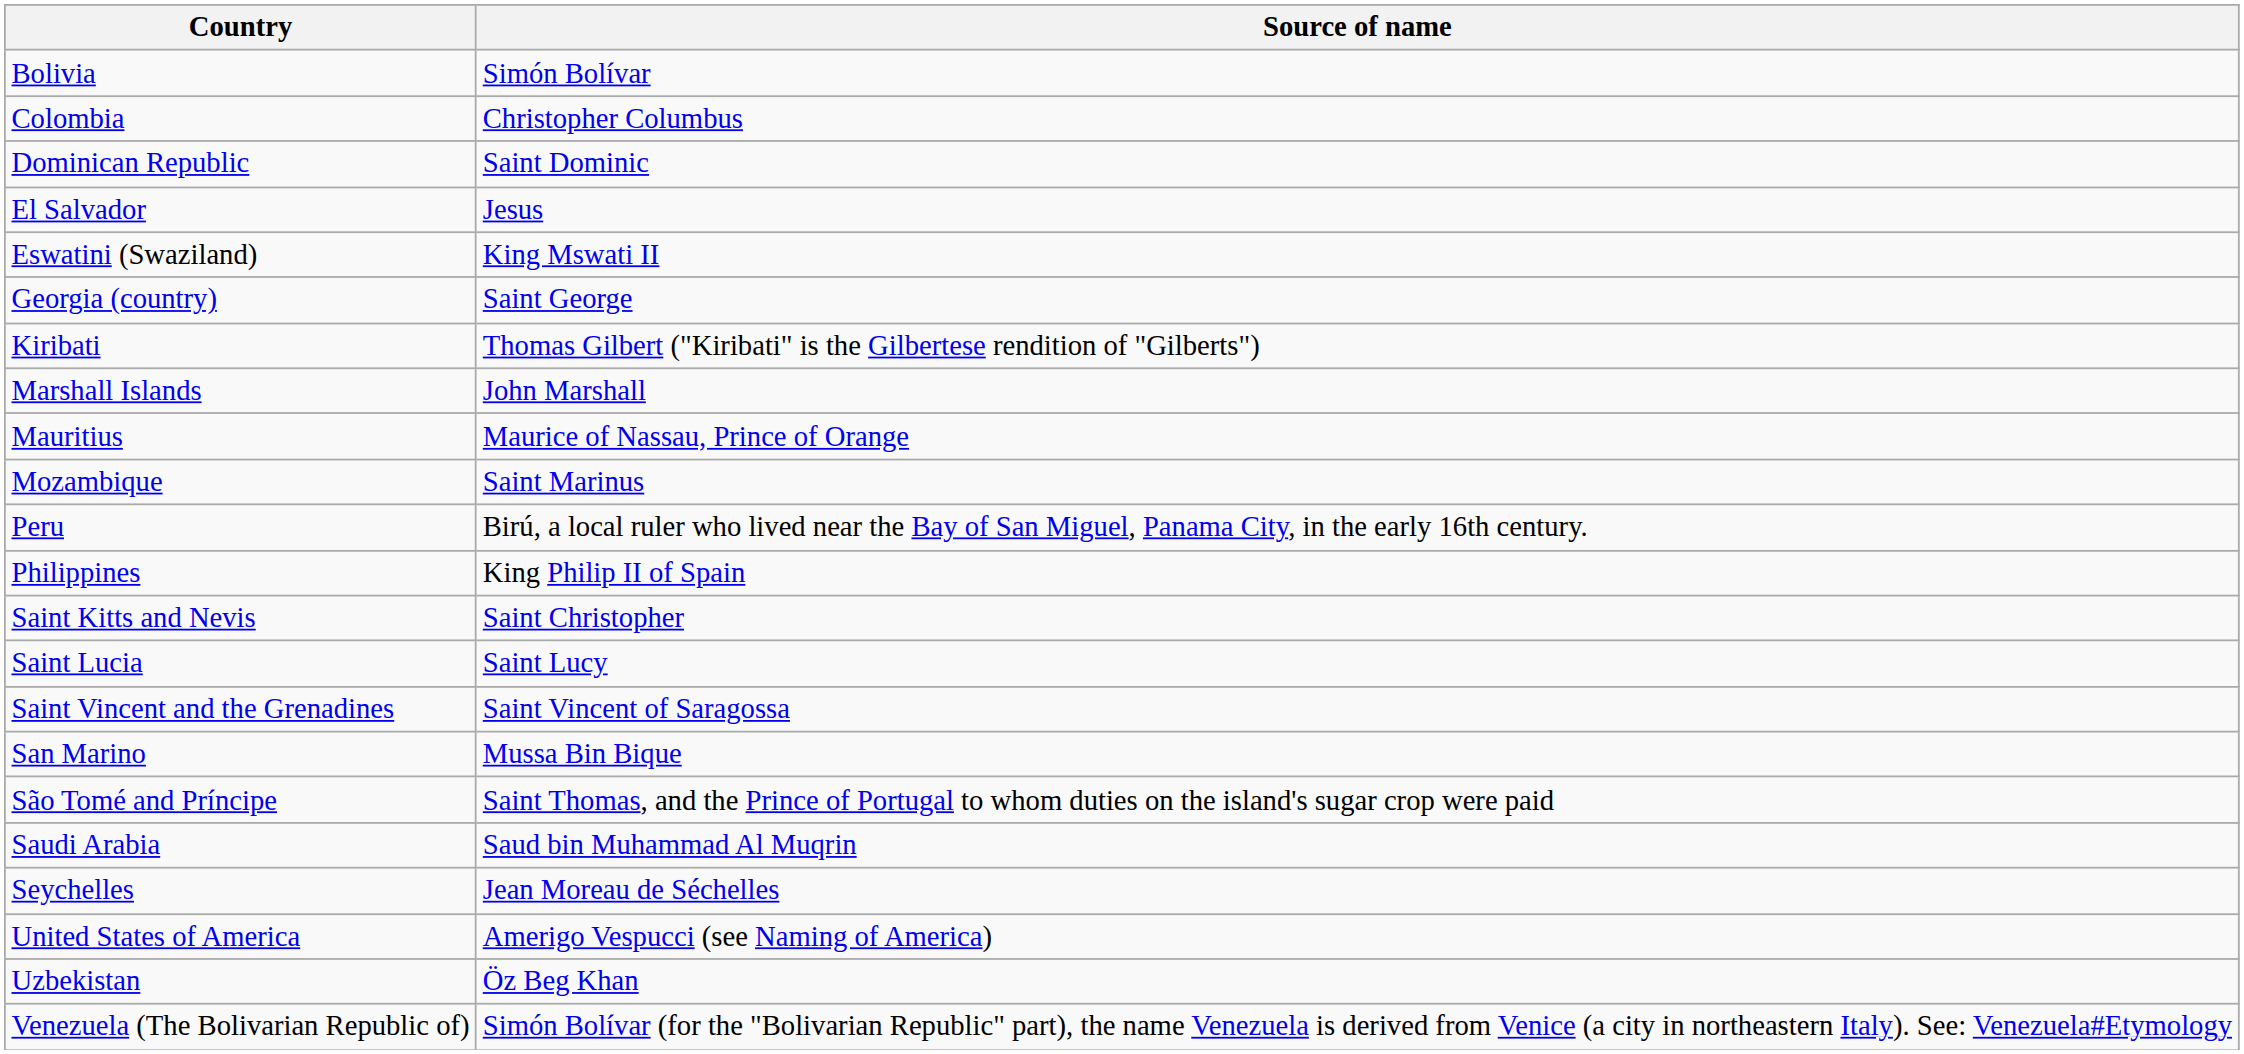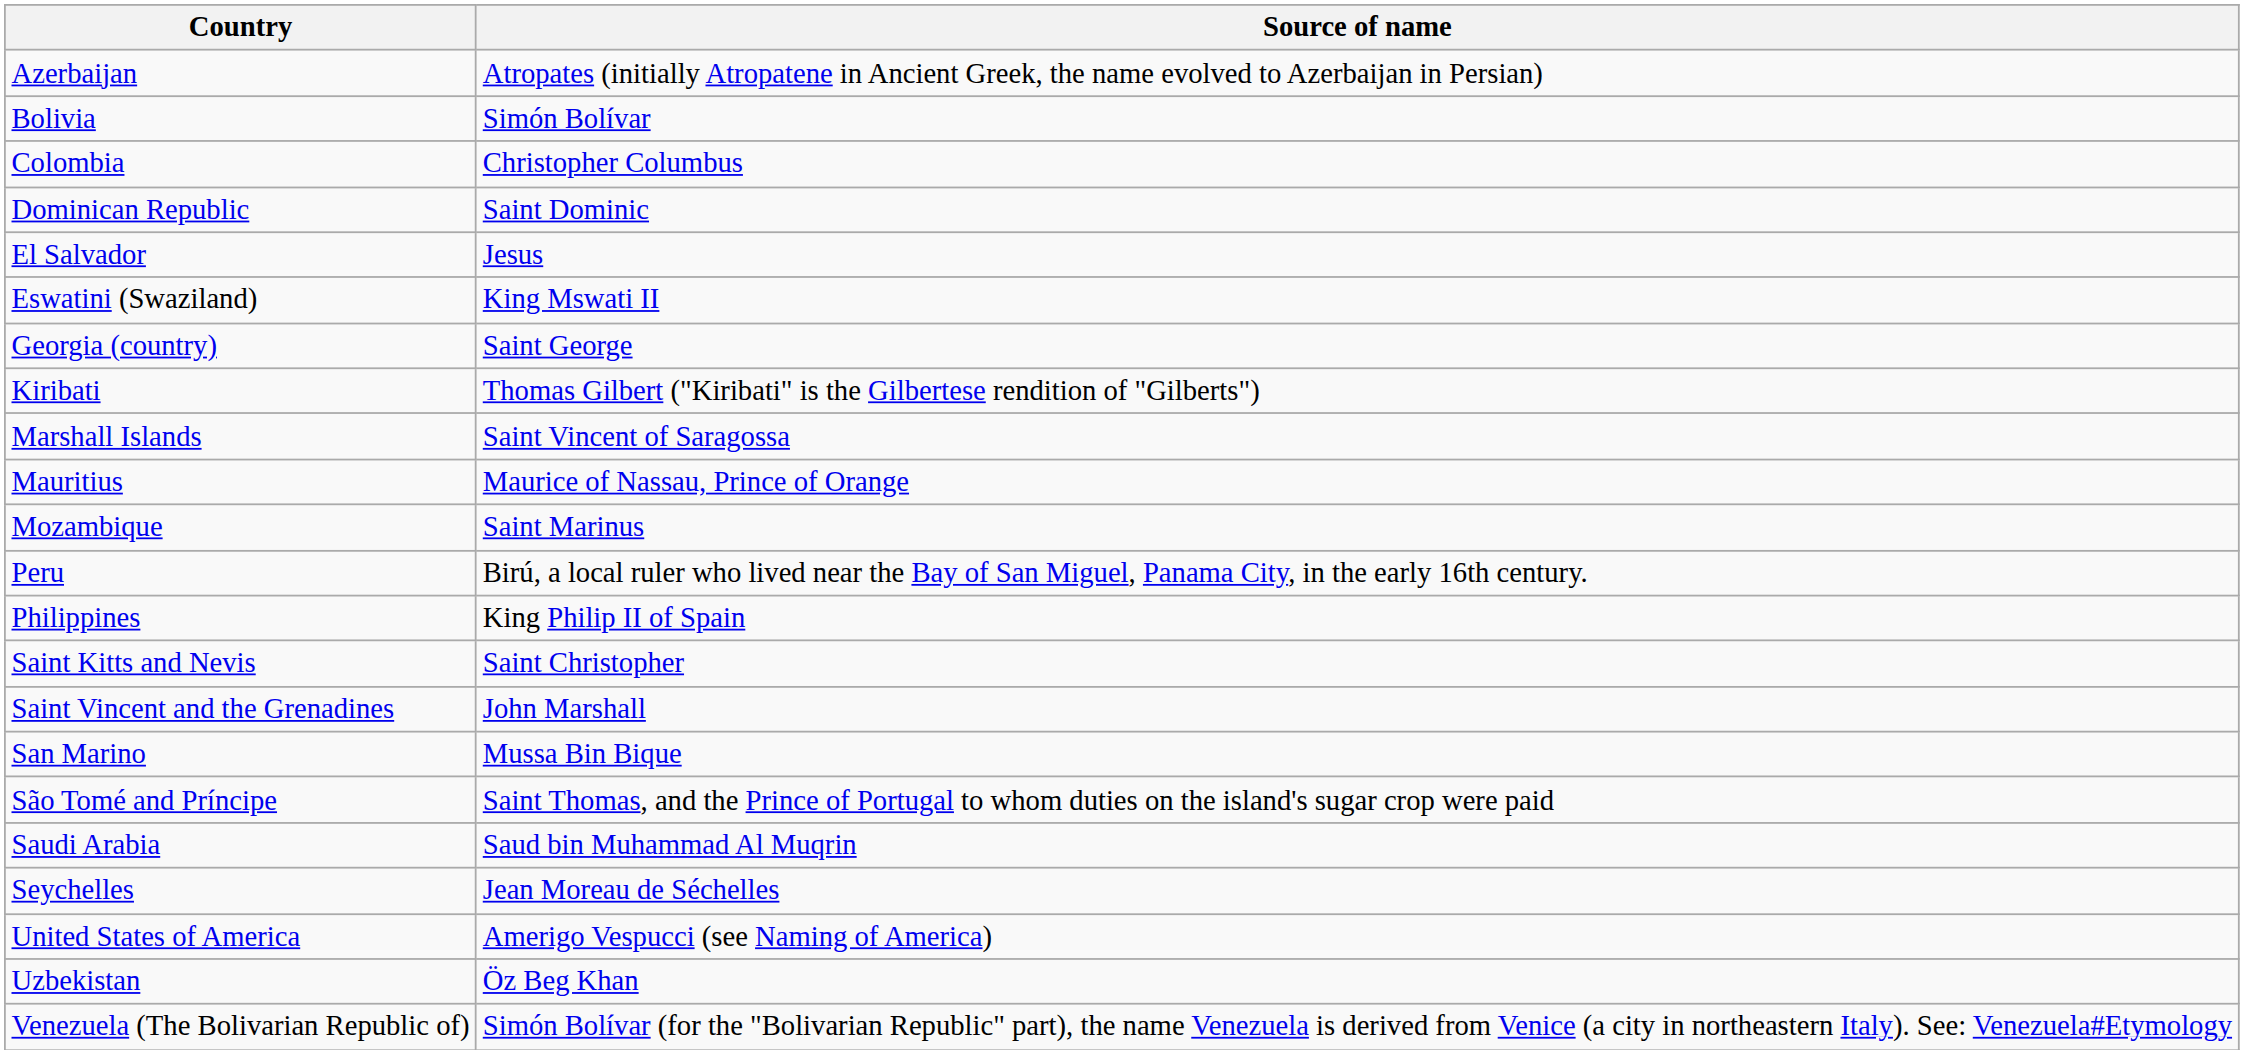+ row: (74, 72)
(564, 390) John Marshall -> (636, 436) Saint Vincent of Saragossa
- row: (77, 663)
(636, 708) Saint Vincent of Saragossa -> (564, 708) John Marshall
